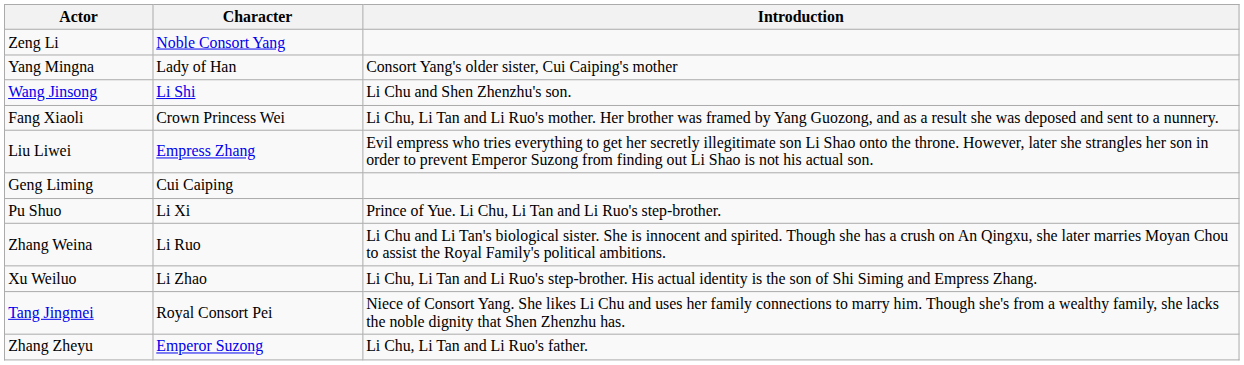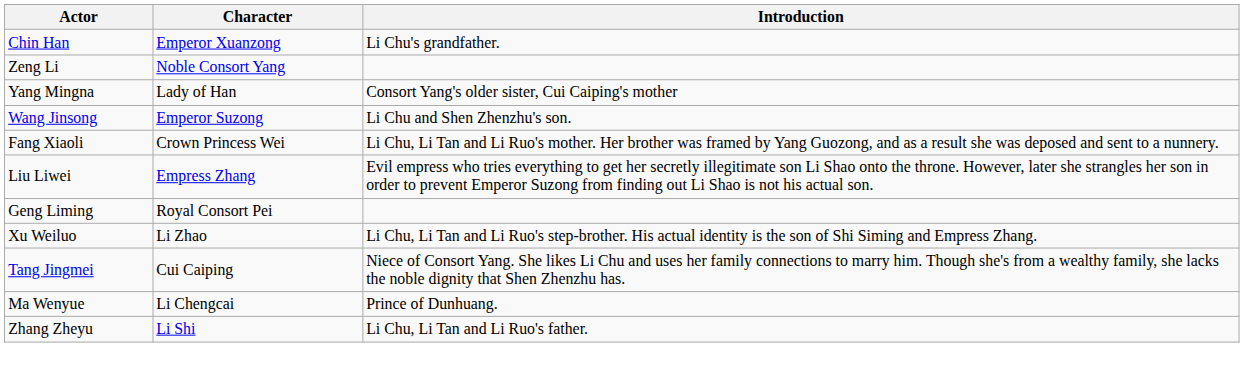+ row: (39, 42)
(176, 92) Li Shi -> (210, 117) Emperor Suzong
(195, 185) Cui Caiping -> (214, 210) Royal Consort Pei
- row: (35, 210)
- row: (50, 244)
(214, 312) Royal Consort Pei -> (195, 269) Cui Caiping
+ row: (46, 303)
(210, 346) Emperor Suzong -> (176, 329) Li Shi
